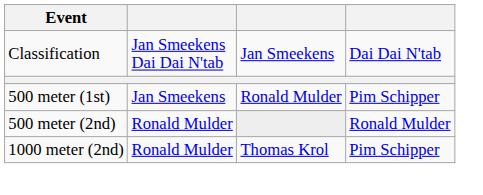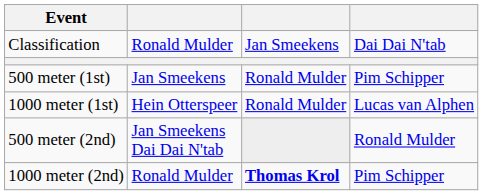(178, 53) Jan Smeekens Dai Dai N'tab -> (182, 44) Ronald Mulder
+ row: (63, 104)
(182, 123) Ronald Mulder -> (178, 140) Jan Smeekens Dai Dai N'tab
(285, 149) normal -> (292, 176) bold
